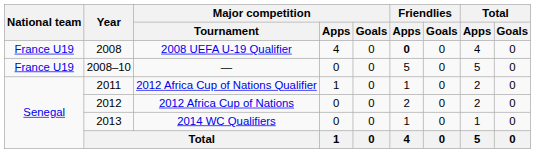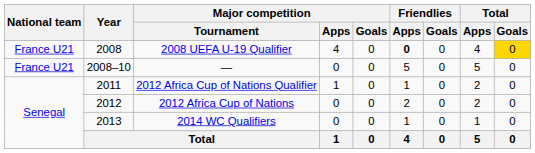(44, 49) France U19 -> (44, 49) France U21
(512, 49) no background -> (512, 49) gold background
(44, 67) France U19 -> (44, 67) France U21
